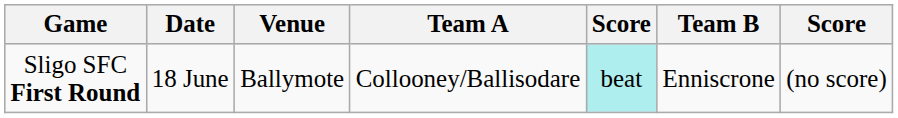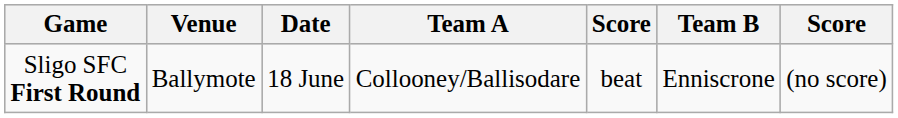columns swapped: (190, 24) <-> (292, 24)
(621, 77) paleturquoise background -> (621, 77) no background
